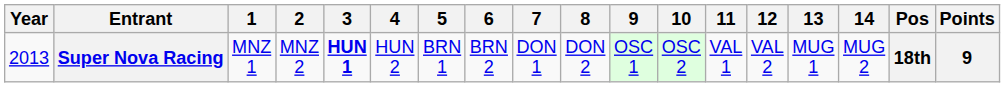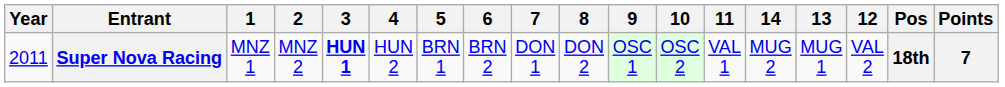columns swapped: (767, 19) <-> (864, 19)
(29, 57) 2013 -> (28, 57) 2011
(967, 57) 9 -> (966, 57) 7
